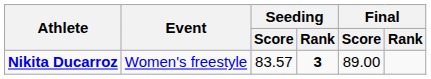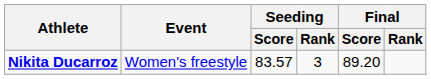(318, 63) bold -> (318, 63) normal
(361, 63) 89.00 -> (361, 63) 89.20
